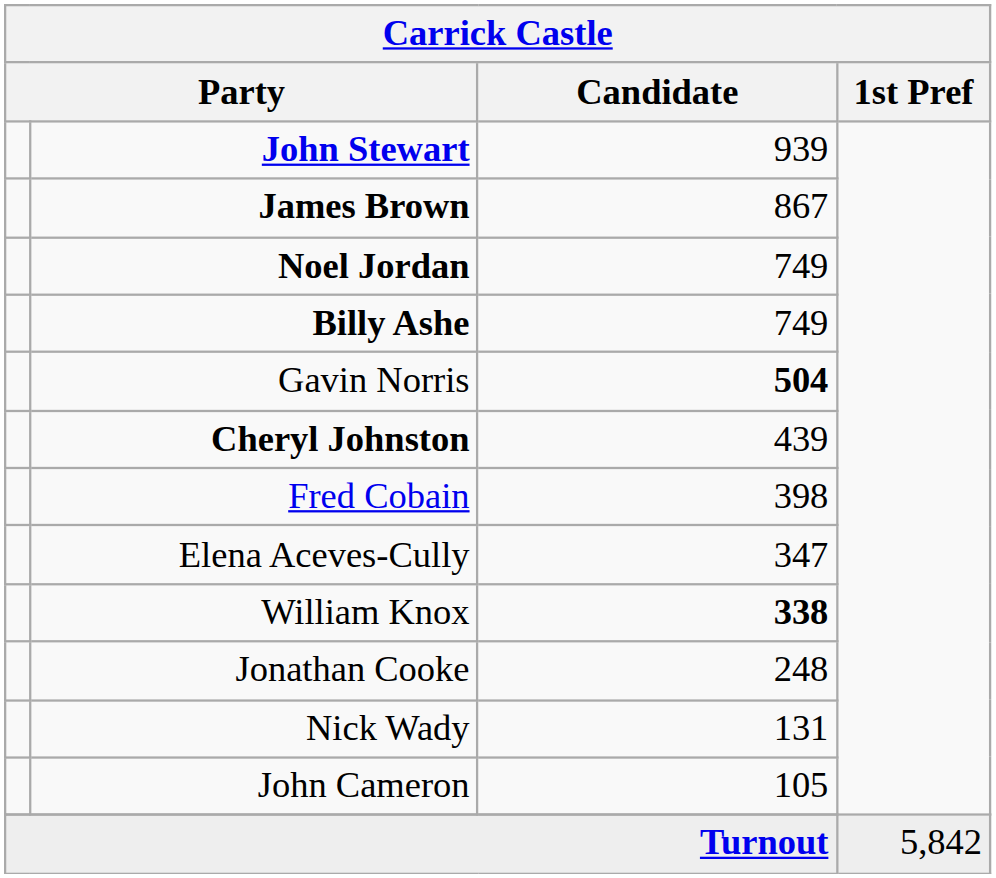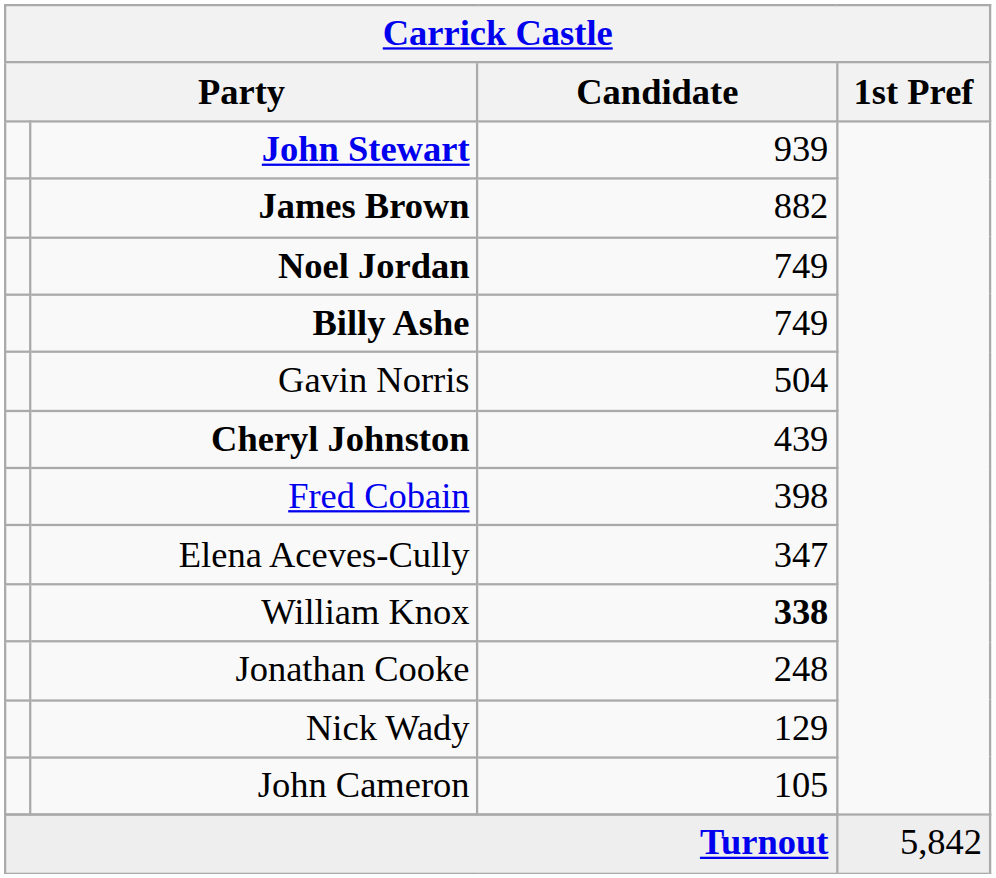(801, 206) 867 -> (801, 206) 882
(801, 380) bold -> (801, 380) normal
(801, 727) 131 -> (801, 727) 129
